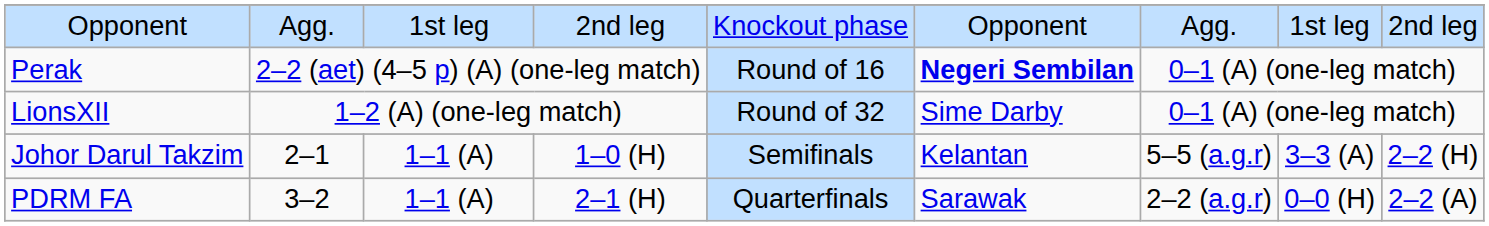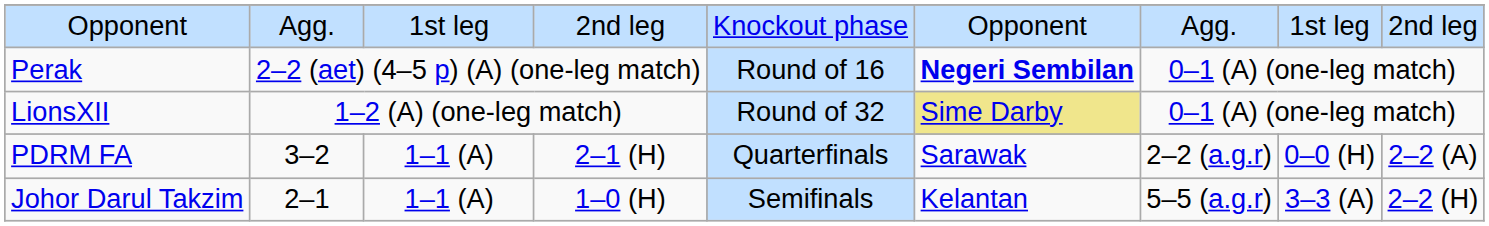(992, 112) no background -> (992, 112) khaki background
rows swapped: (72, 198) <-> (127, 155)
